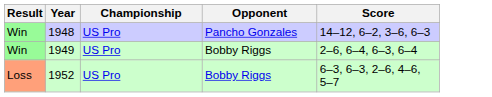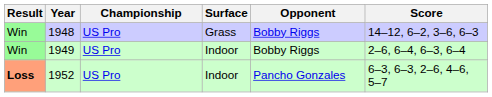+ column: (226, 13)
(251, 32) Pancho Gonzales -> (286, 32) Bobby Riggs
(19, 75) normal -> (21, 75) bold
(238, 75) Bobby Riggs -> (299, 75) Pancho Gonzales
